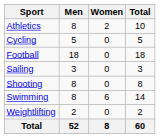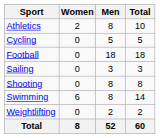columns swapped: (74, 12) <-> (107, 12)
